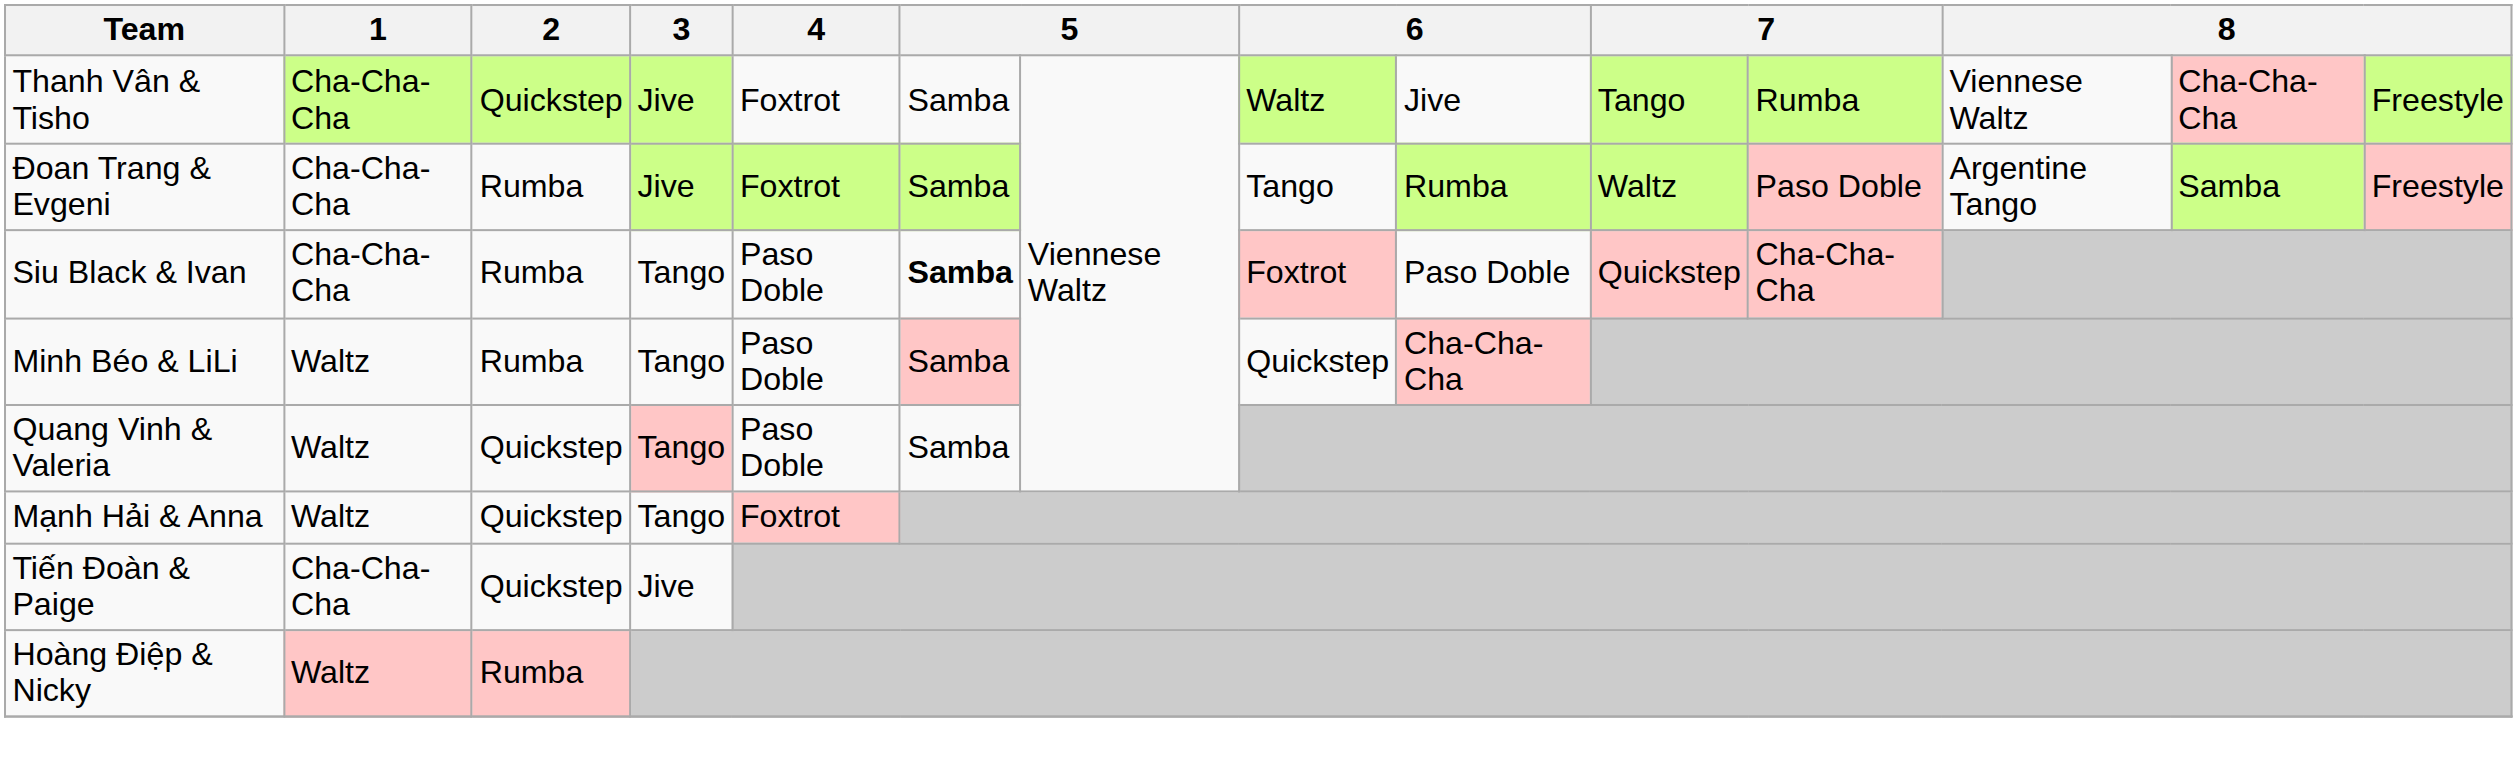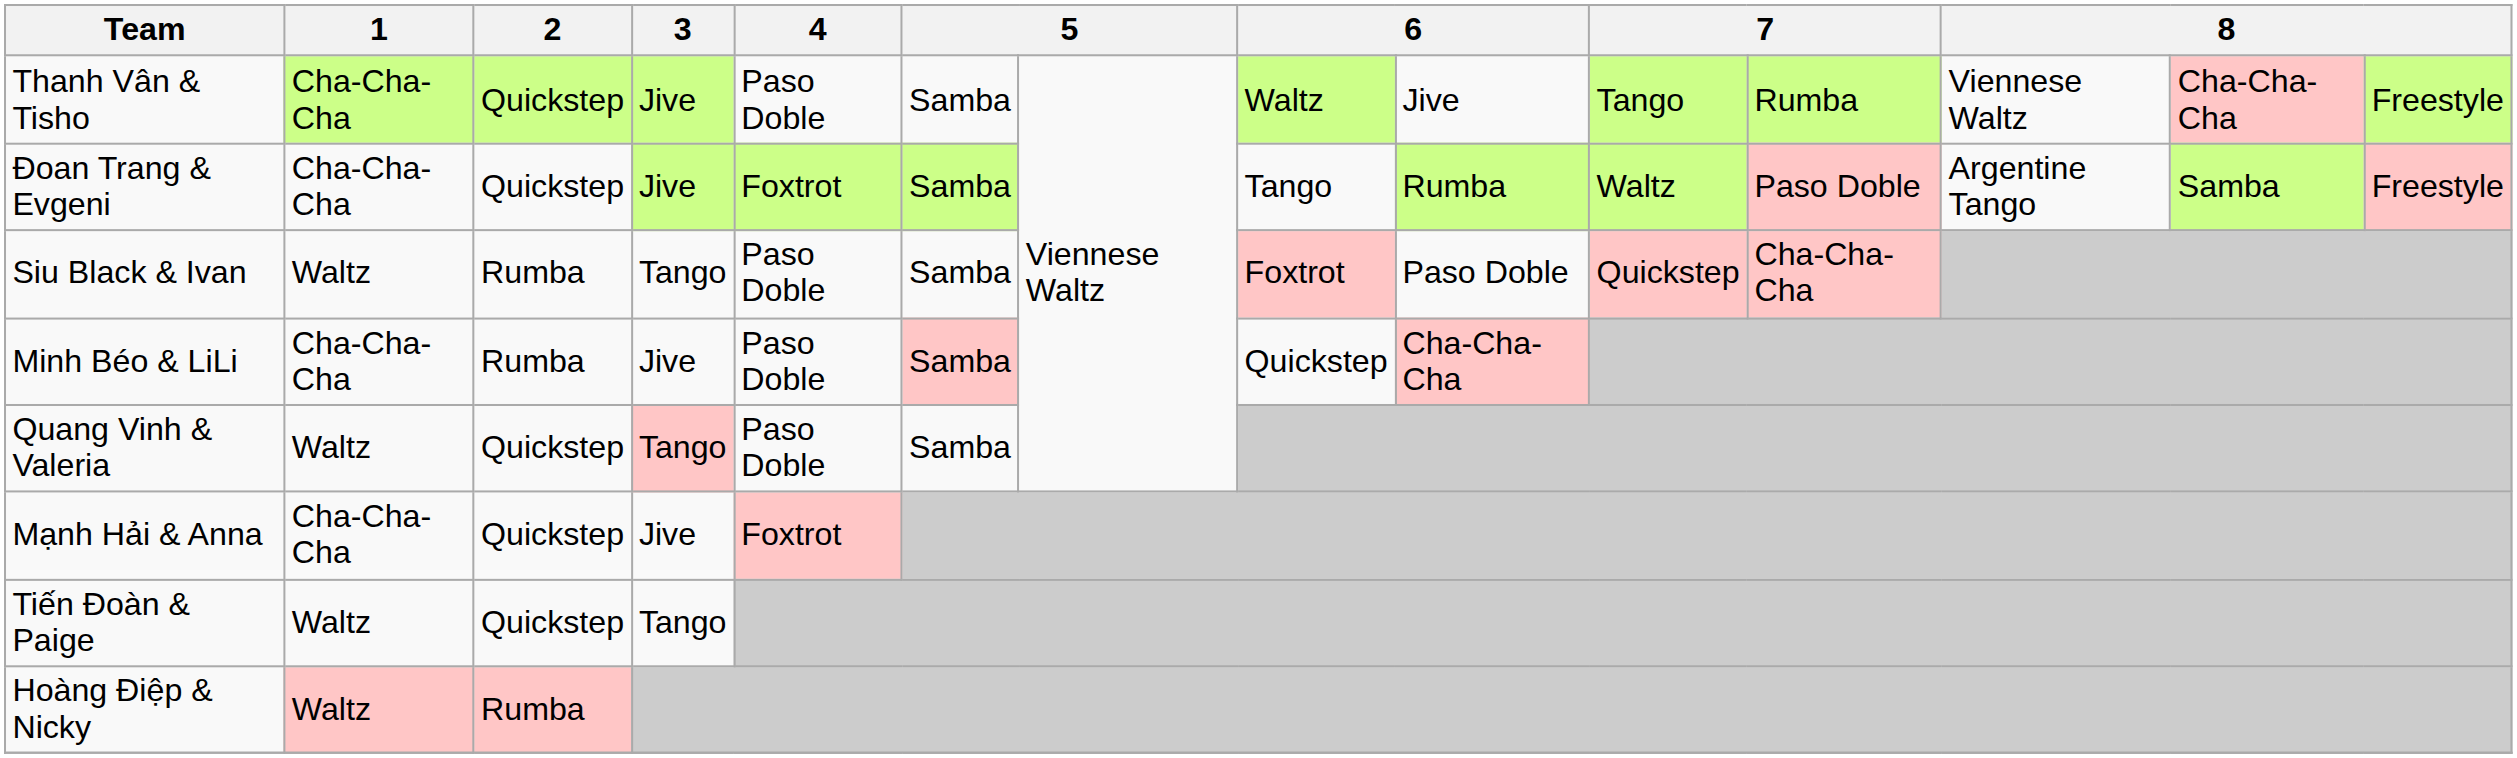(790, 99) Foxtrot -> (783, 99) Paso Doble
(532, 186) Rumba -> (553, 186) Quickstep
(361, 273) Cha-Cha-Cha -> (331, 273) Waltz
(960, 273) bold -> (960, 273) normal
(331, 360) Waltz -> (361, 360) Cha-Cha-Cha
(681, 360) Tango -> (667, 360) Jive
(331, 516) Waltz -> (361, 535) Cha-Cha-Cha
(681, 516) Tango -> (667, 535) Jive
(361, 586) Cha-Cha-Cha -> (331, 622) Waltz
(666, 586) Jive -> (683, 622) Tango
